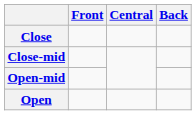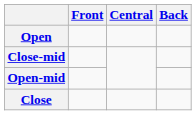rows swapped: (36, 36) <-> (36, 99)
